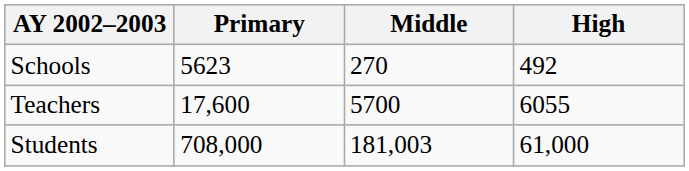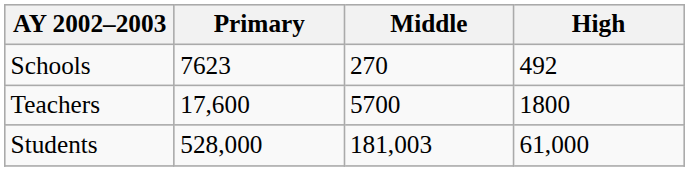(206, 64) 5623 -> (206, 64) 7623
(545, 104) 6055 -> (545, 104) 1800
(221, 144) 708,000 -> (221, 144) 528,000
